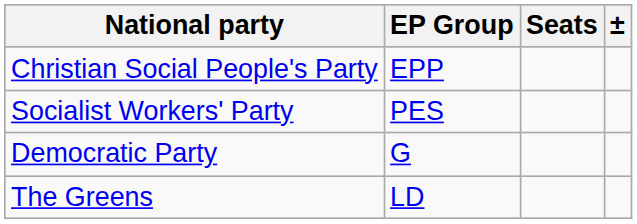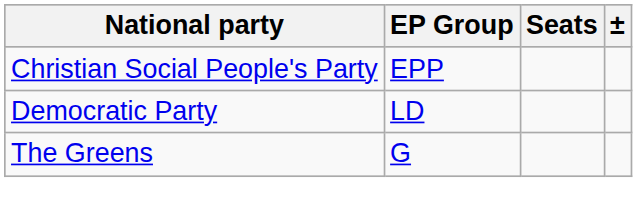- row: (152, 111)
(401, 153) G -> (407, 111) LD
(407, 196) LD -> (401, 153) G
